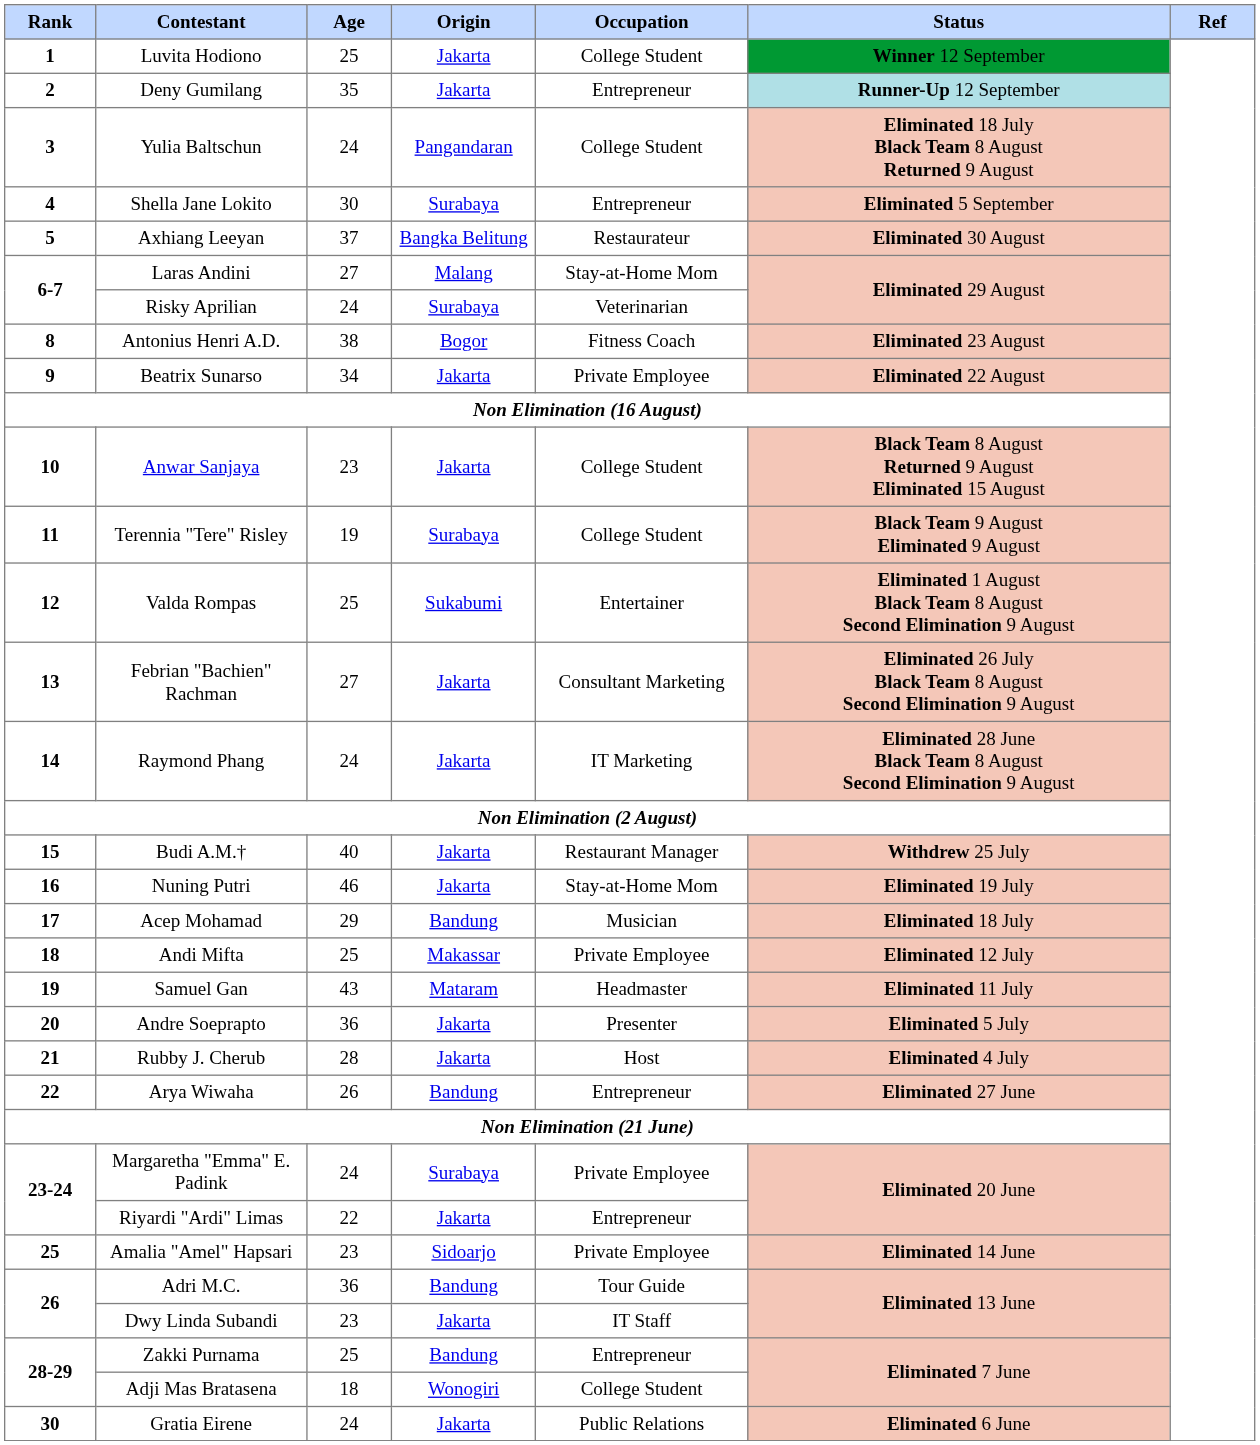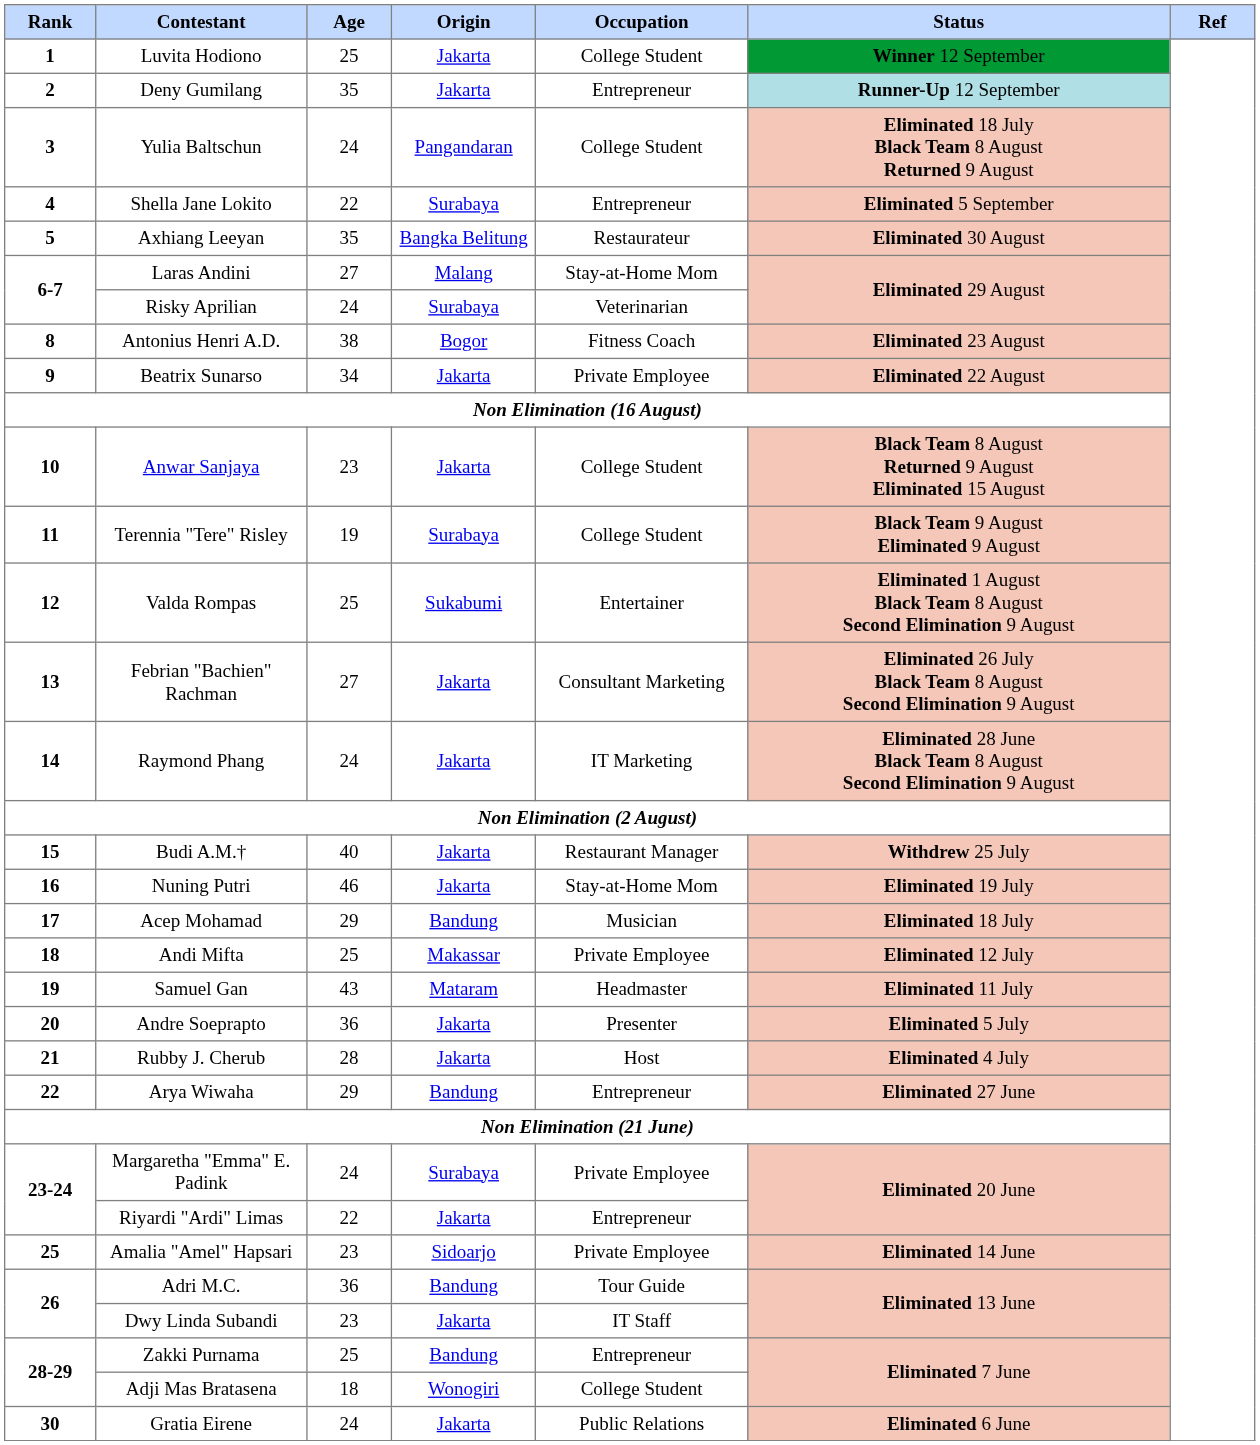(349, 203) 30 -> (349, 203) 22
(349, 238) 37 -> (349, 238) 35
(349, 1092) 26 -> (349, 1092) 29
